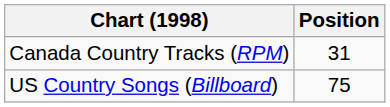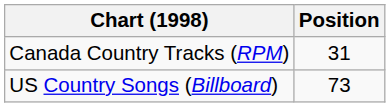(339, 85) 75 -> (339, 85) 73
